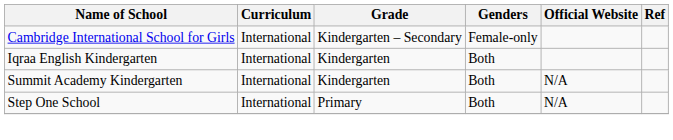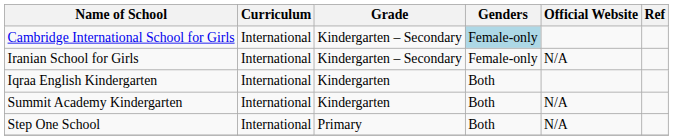(503, 37) no background -> (503, 37) lightblue background
+ row: (73, 59)
